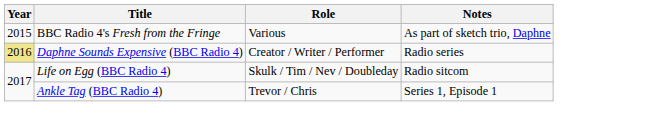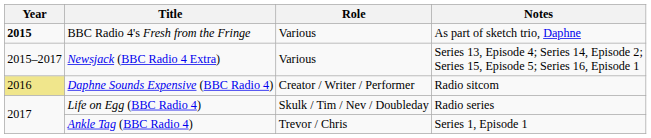(19, 33) normal -> (19, 33) bold
+ row: (144, 59)
(434, 52) Radio series -> (467, 85) Radio sitcom
(436, 71) Radio sitcom -> (464, 104) Radio series
